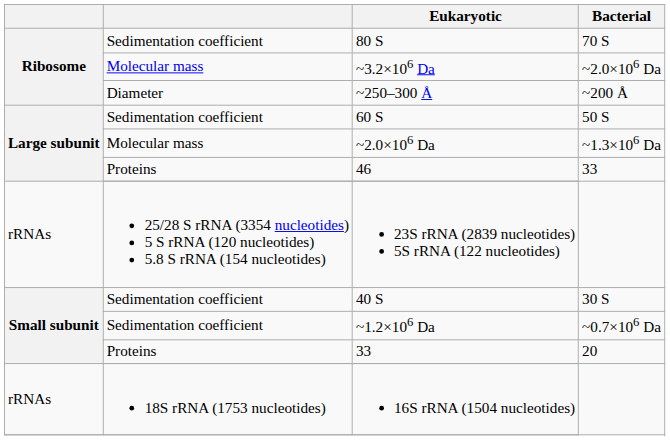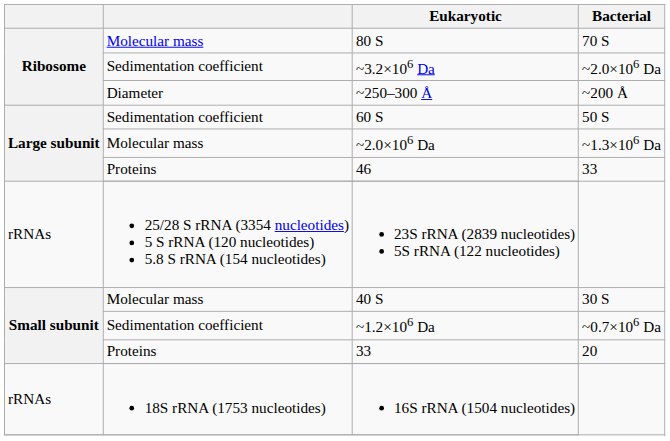(185, 40) Sedimentation coefficient -> (155, 40) Molecular mass
(155, 66) Molecular mass -> (185, 66) Sedimentation coefficient
(185, 299) Sedimentation coefficient -> (155, 299) Molecular mass
